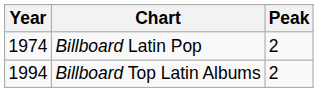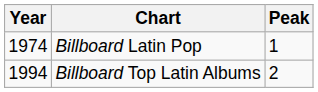(274, 45) 2 -> (274, 45) 1
